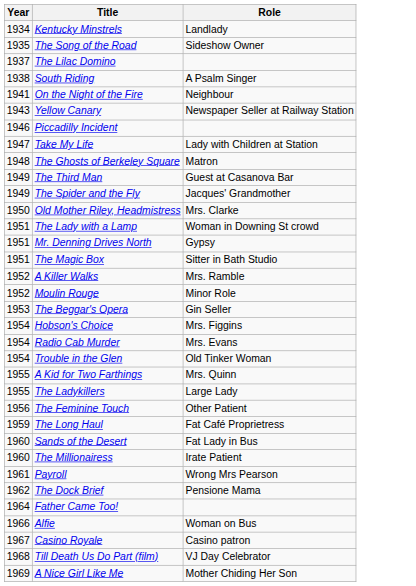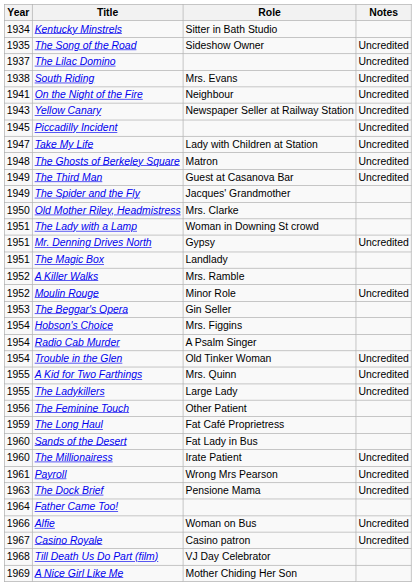+ column: (384, 12)
(207, 29) Landlady -> (231, 29) Sitter in Bath Studio
(221, 78) A Psalm Singer -> (211, 78) Mrs. Evans
(18, 128) 1946 -> (18, 128) 1945
(231, 260) Sitter in Bath Studio -> (207, 260) Landlady
(211, 342) Mrs. Evans -> (221, 342) A Psalm Singer
(18, 491) 1962 -> (18, 491) 1963
